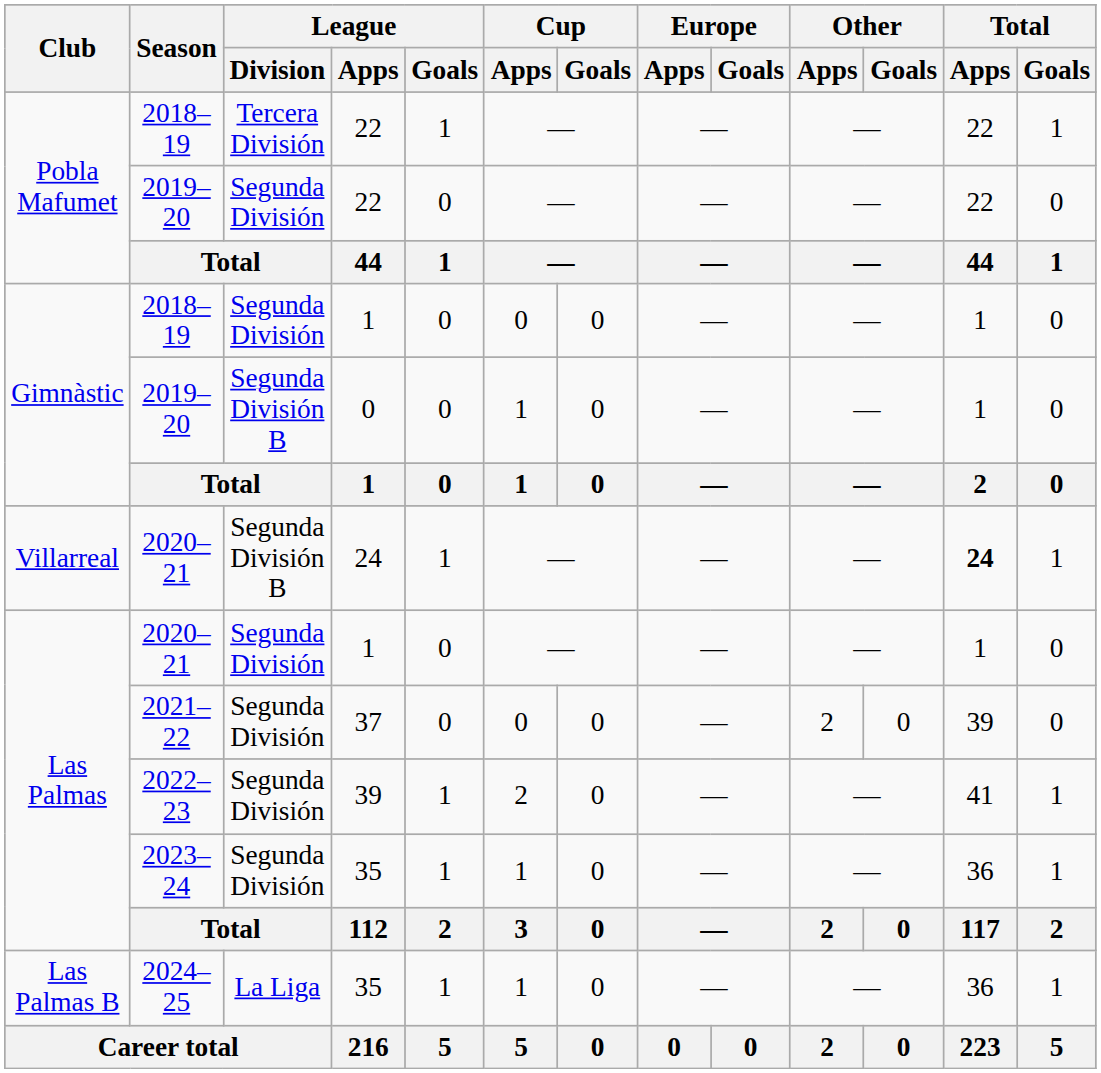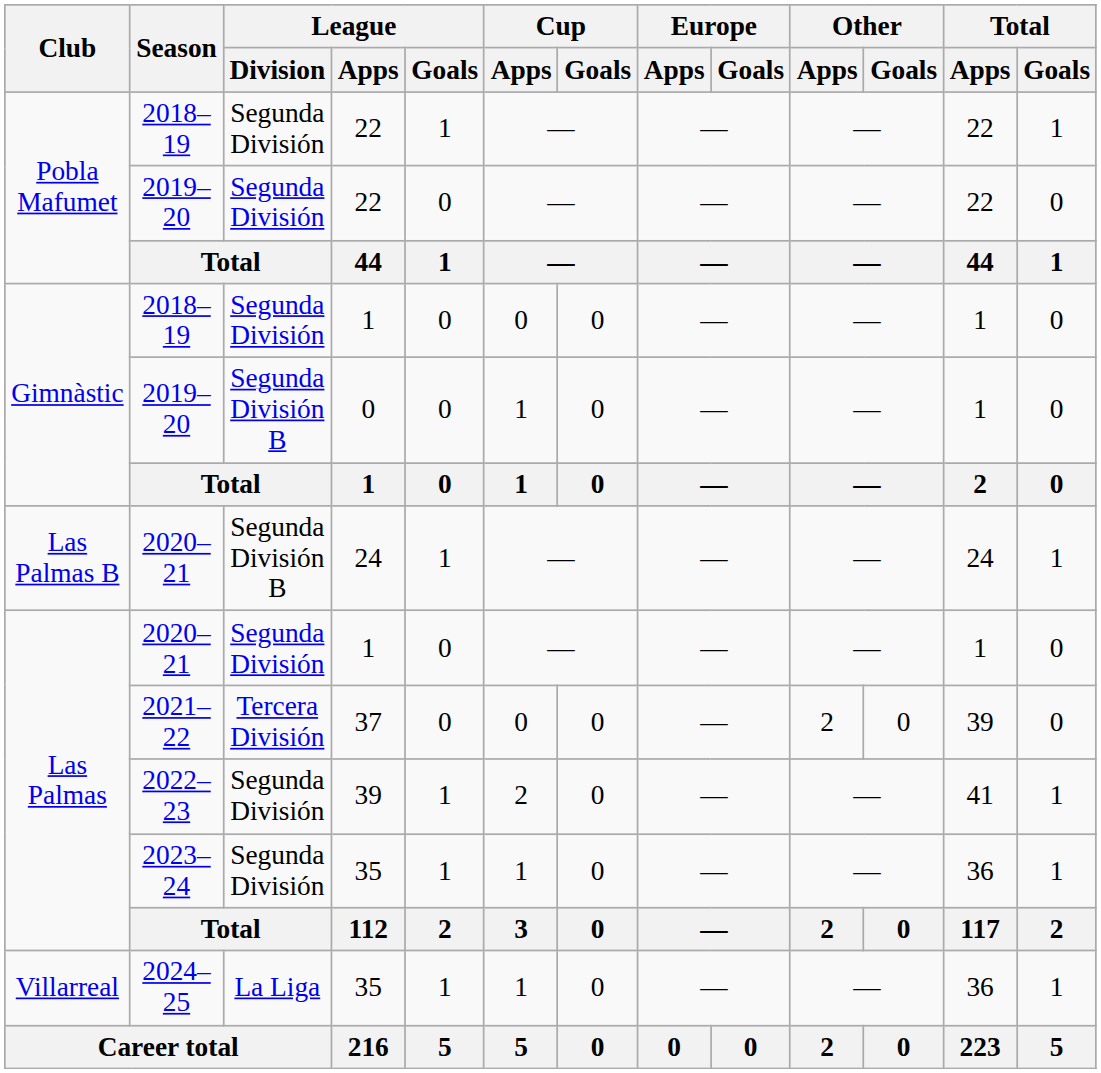(277, 128) Tercera División -> (277, 128) Segunda División
(67, 558) Villarreal -> (67, 558) Las Palmas B
(980, 558) bold -> (980, 558) normal
(277, 721) Segunda División -> (277, 721) Tercera División
(67, 987) Las Palmas B -> (67, 987) Villarreal
